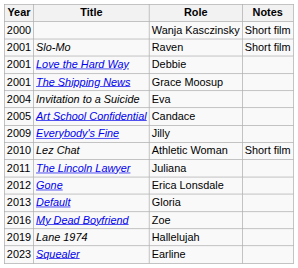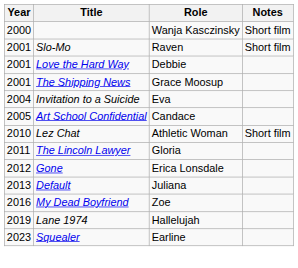- row: (78, 133)
(169, 168) Juliana -> (166, 151) Gloria
(166, 202) Gloria -> (169, 185) Juliana
